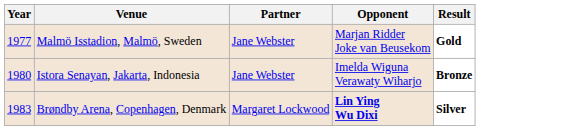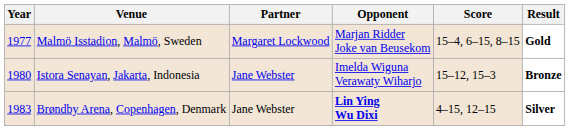+ column: (478, 14)
(263, 41) Jane Webster -> (281, 41) Margaret Lockwood
(281, 109) Margaret Lockwood -> (263, 109) Jane Webster
